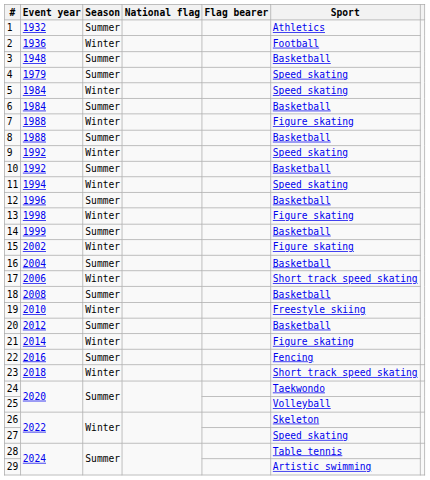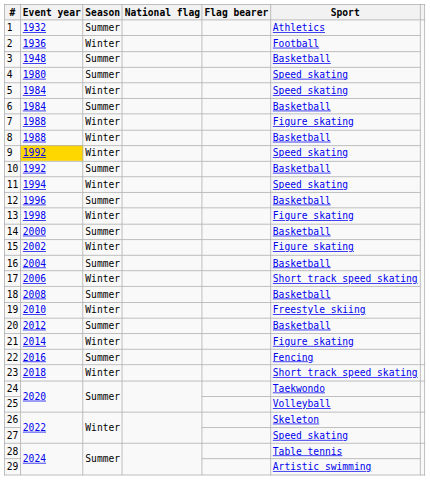(34, 75) 1979 -> (34, 75) 1980
(103, 138) Summer -> (103, 138) Winter
(34, 153) no background -> (34, 153) gold background
(34, 232) 1999 -> (34, 232) 2000
